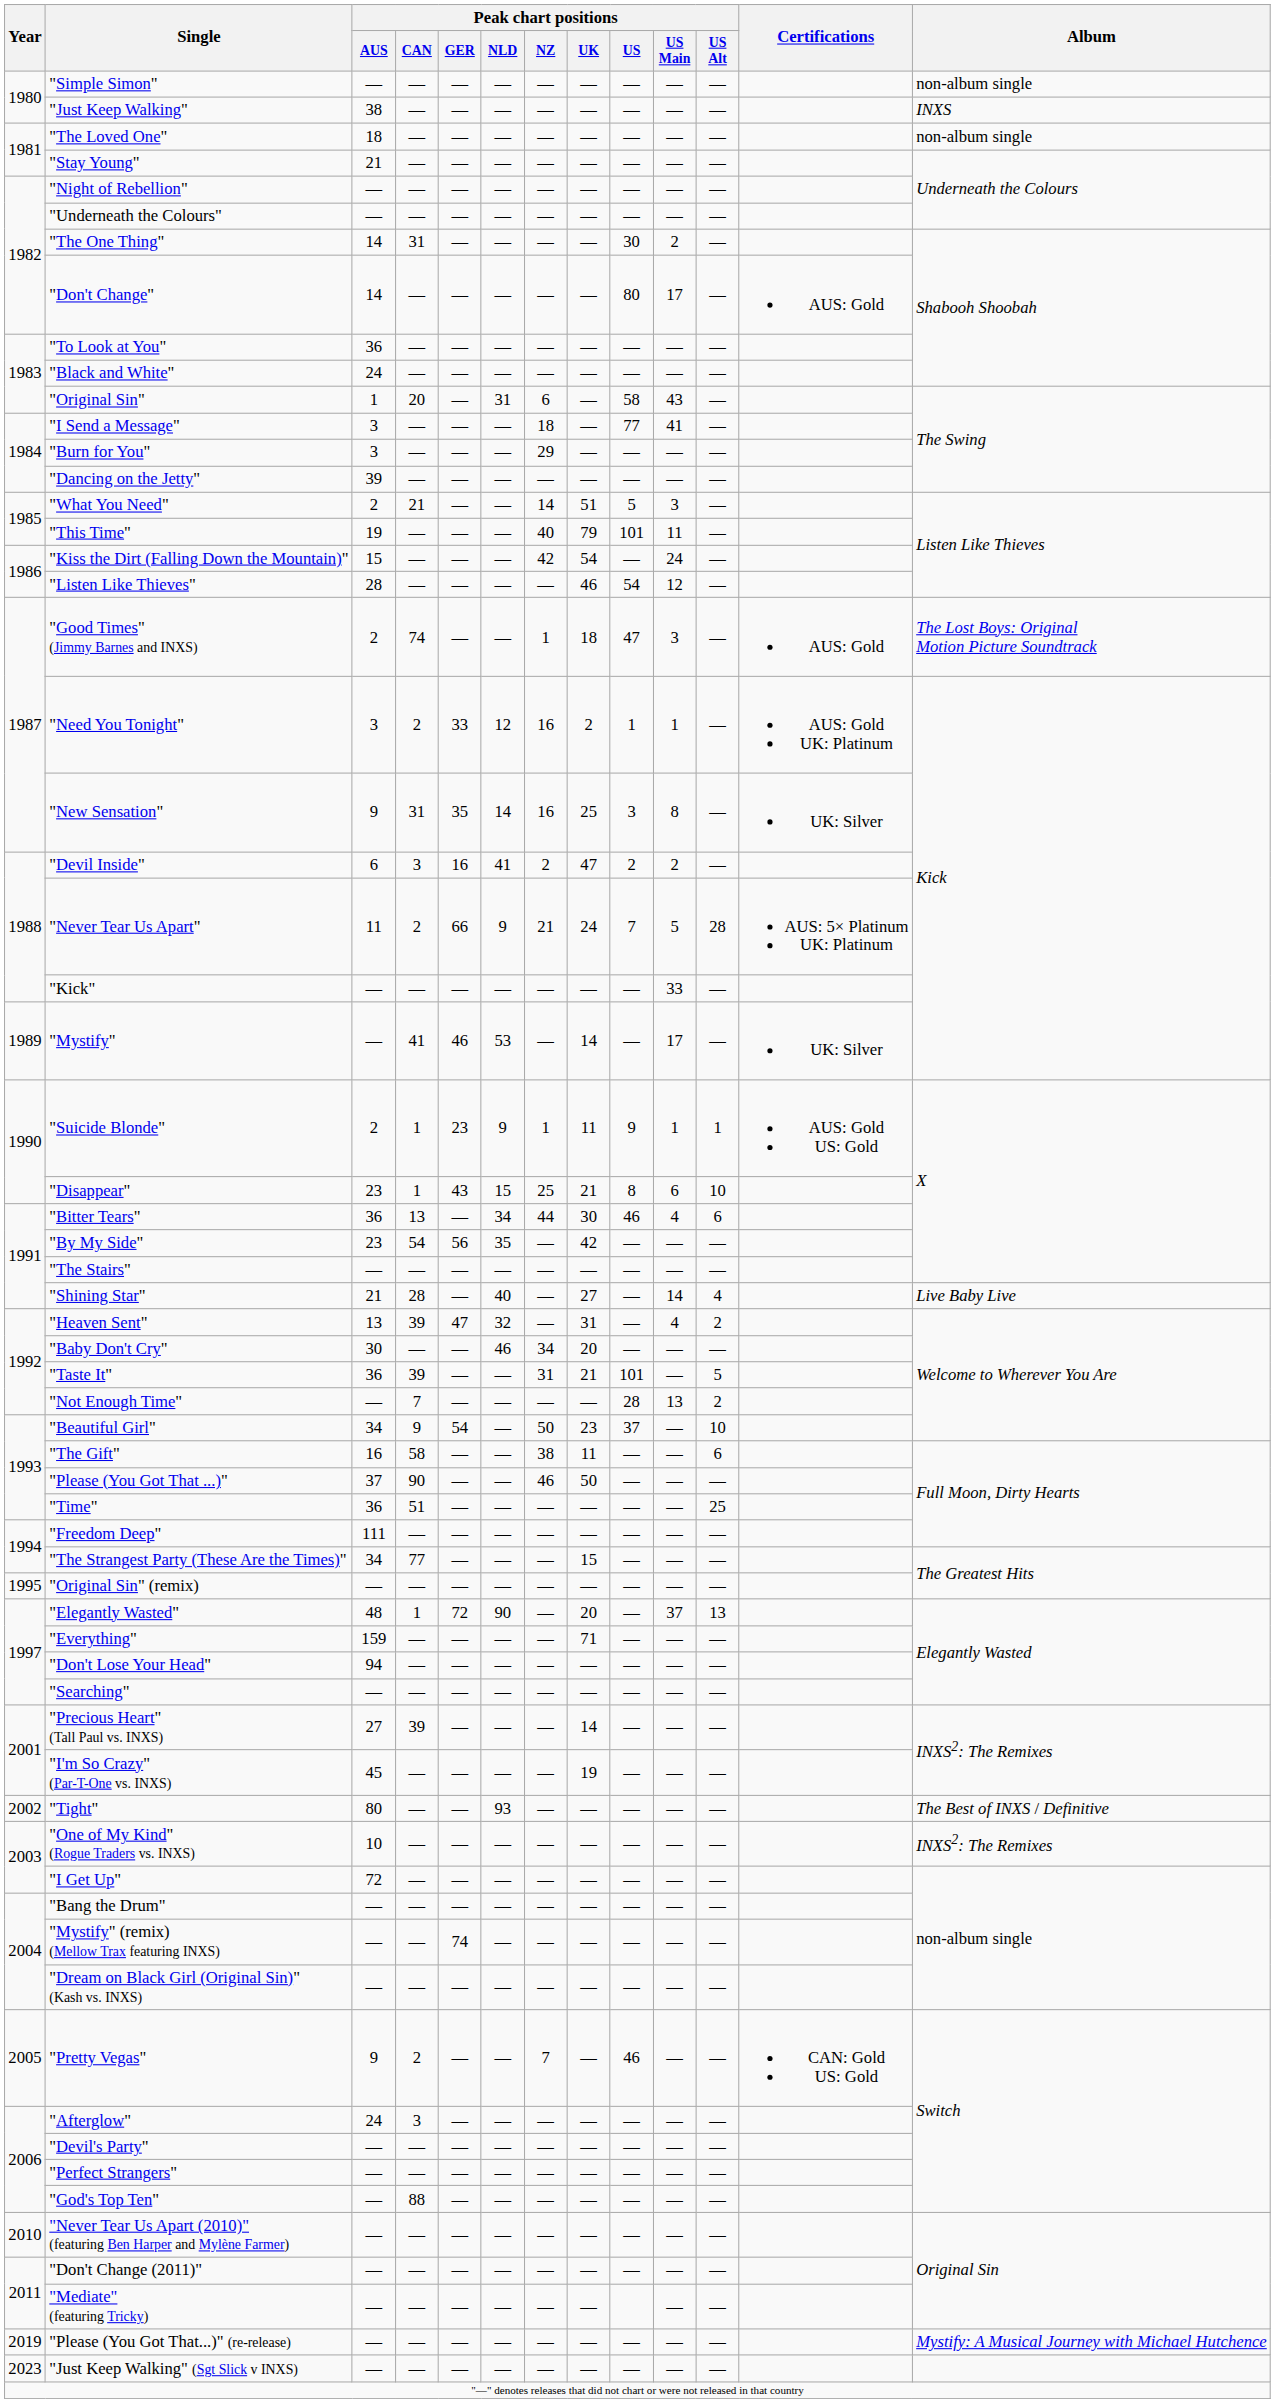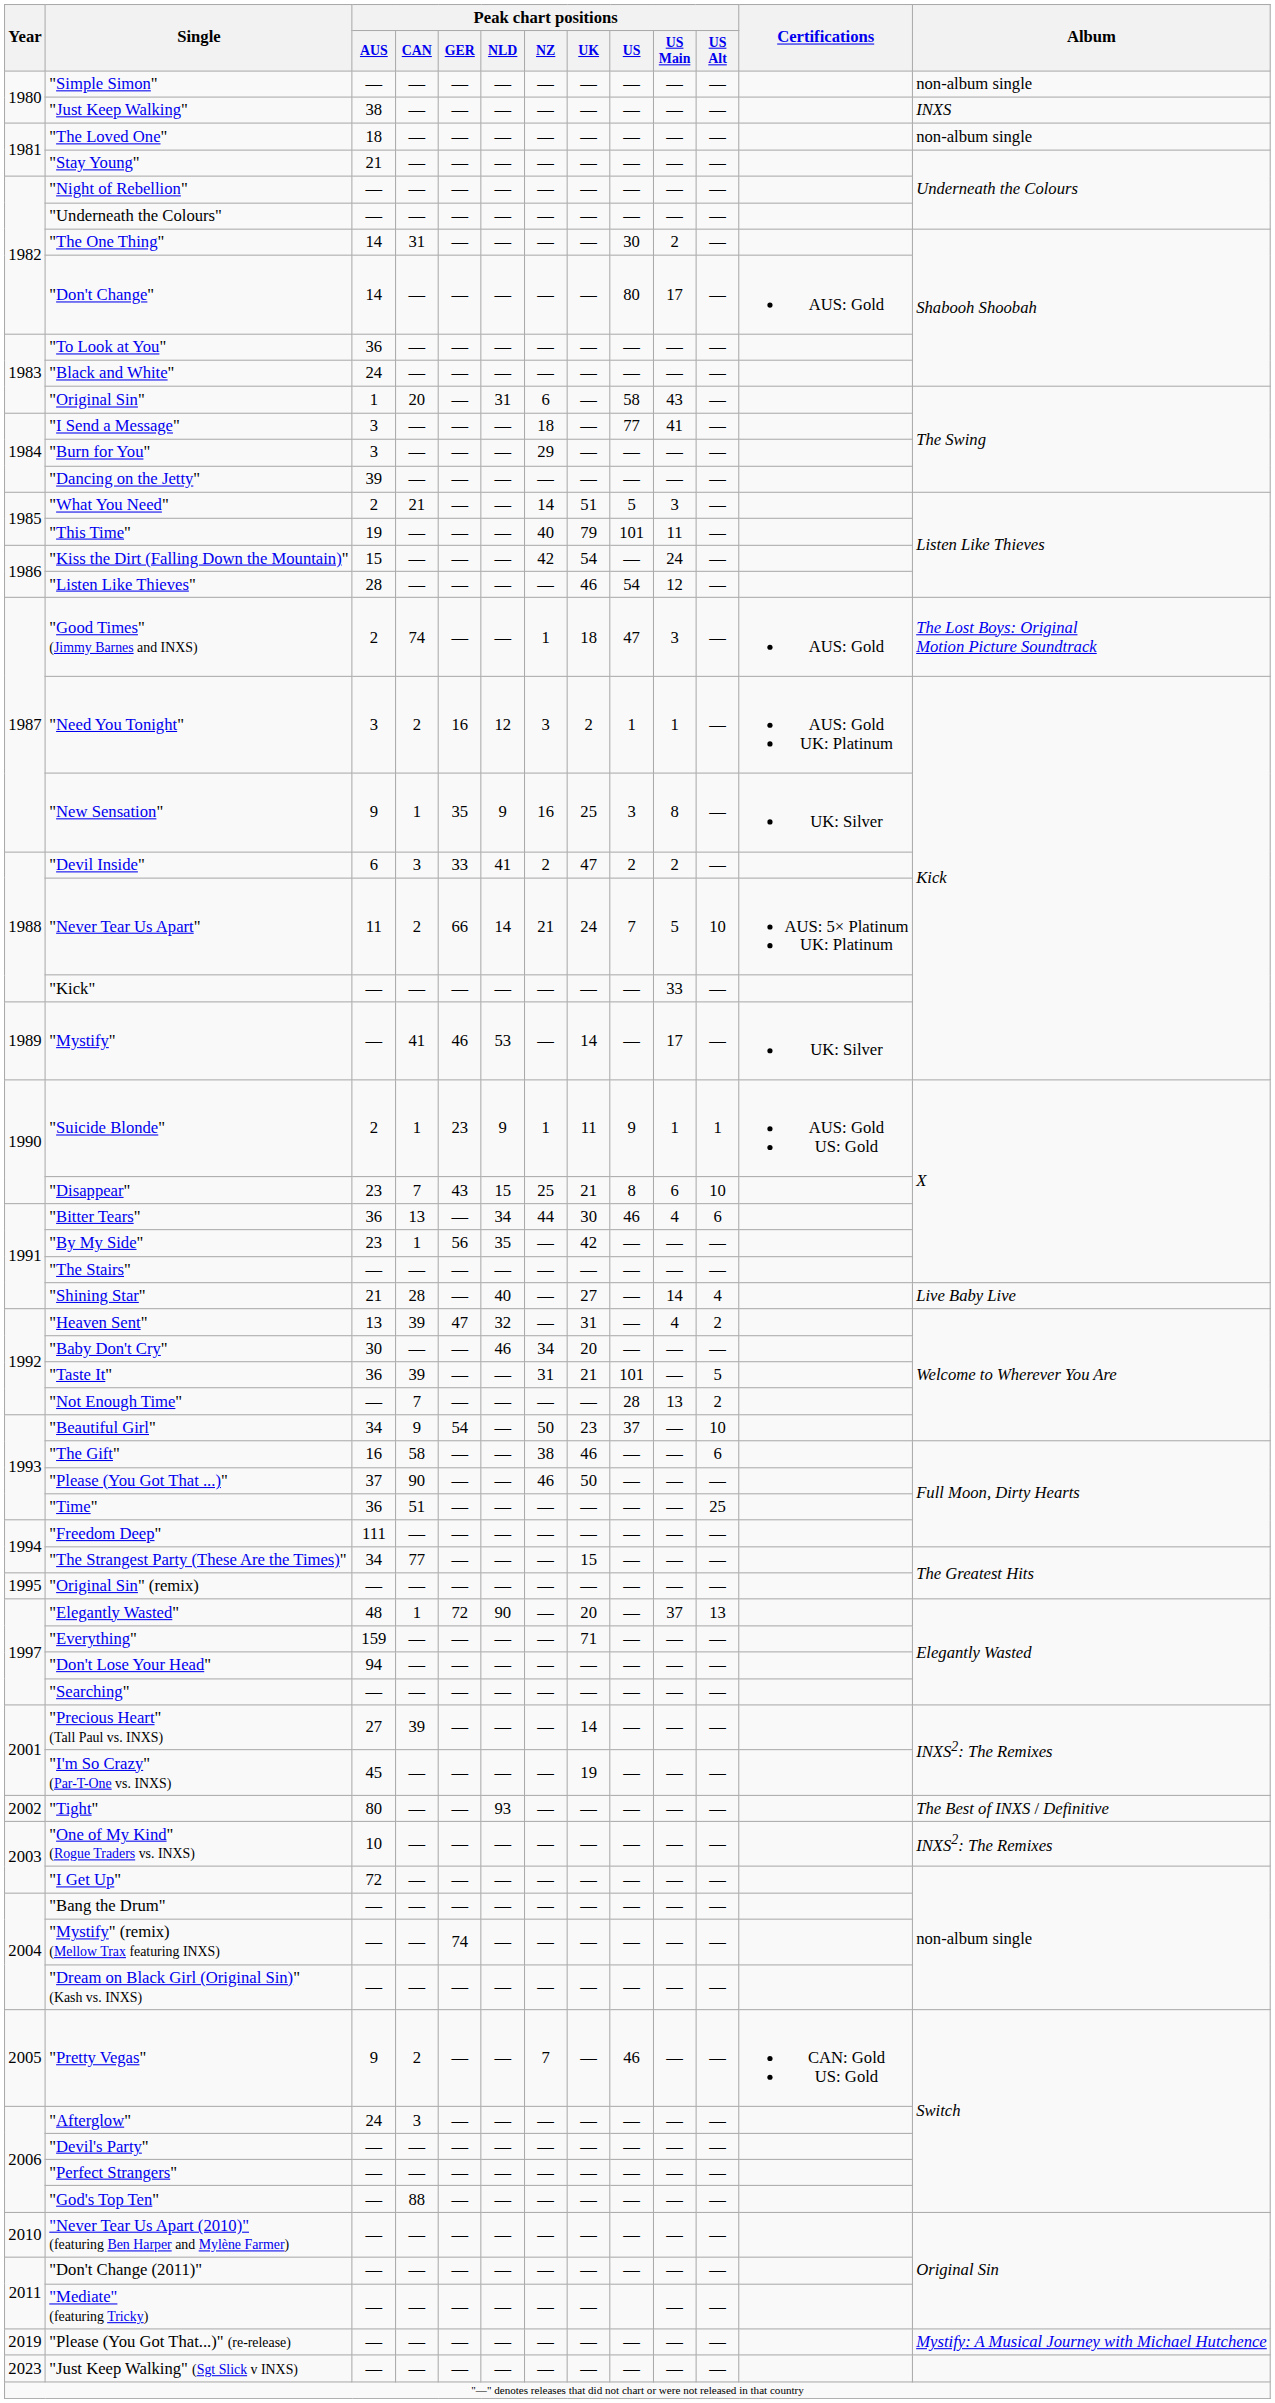(460, 724) 33 -> (460, 724) 16
(546, 724) 16 -> (546, 724) 3
(417, 812) 31 -> (417, 812) 1
(503, 812) 14 -> (503, 812) 9
(460, 864) 16 -> (460, 864) 33
(503, 926) 9 -> (503, 926) 14
(718, 926) 28 -> (718, 926) 10
(417, 1190) 1 -> (417, 1190) 7
(417, 1243) 54 -> (417, 1243) 1
(589, 1454) 11 -> (589, 1454) 46
